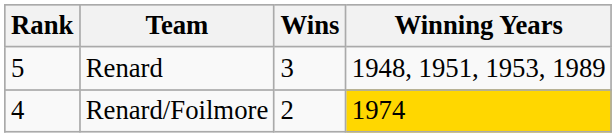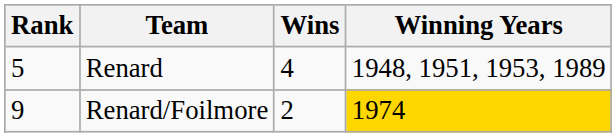(287, 68) 3 -> (287, 68) 4
(18, 110) 4 -> (18, 110) 9
